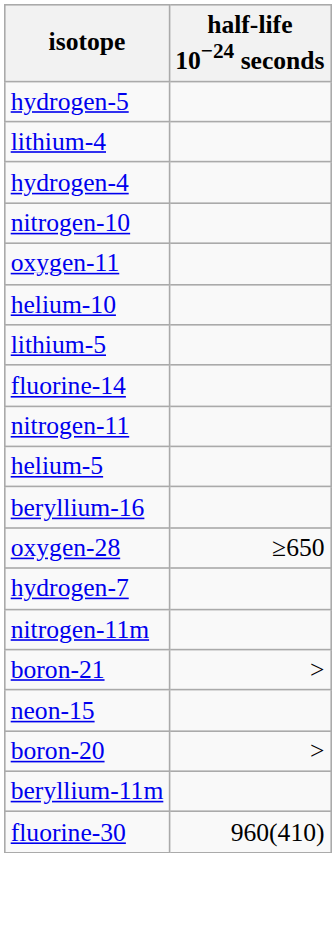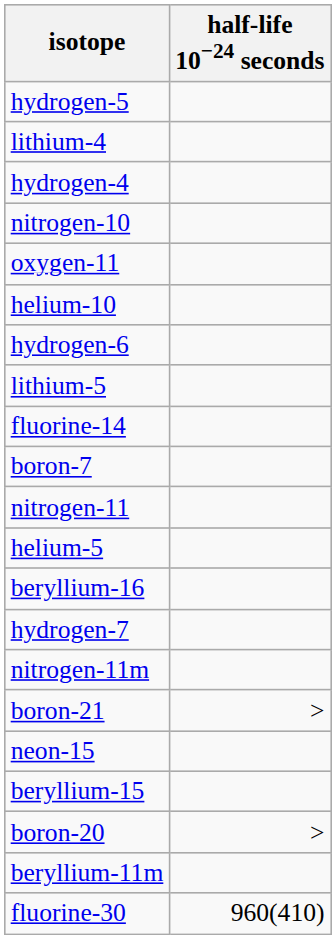+ row: (70, 344)
+ row: (51, 466)
- row: (65, 547)
+ row: (78, 791)
